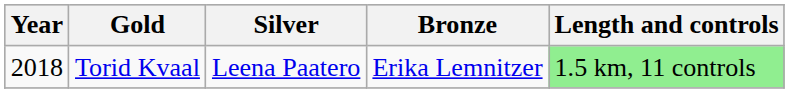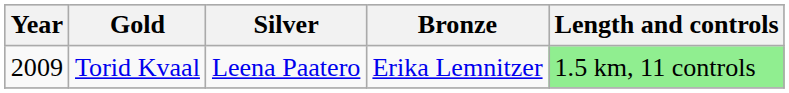(37, 66) 2018 -> (37, 66) 2009
